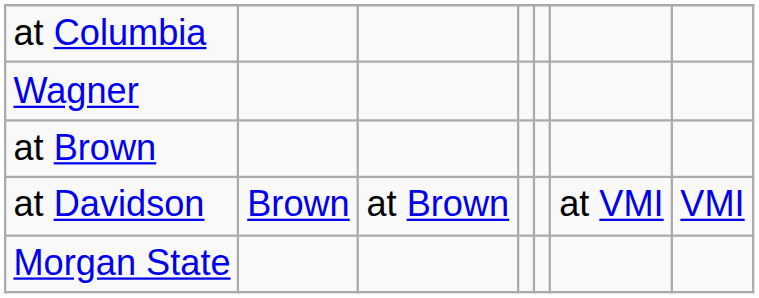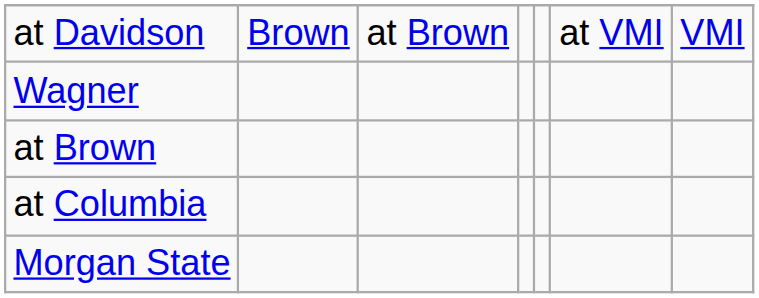rows swapped: (109, 205) <-> (110, 33)
